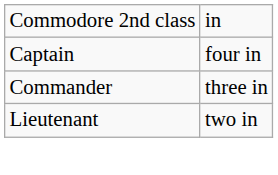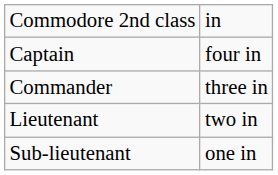+ row: (70, 152)
